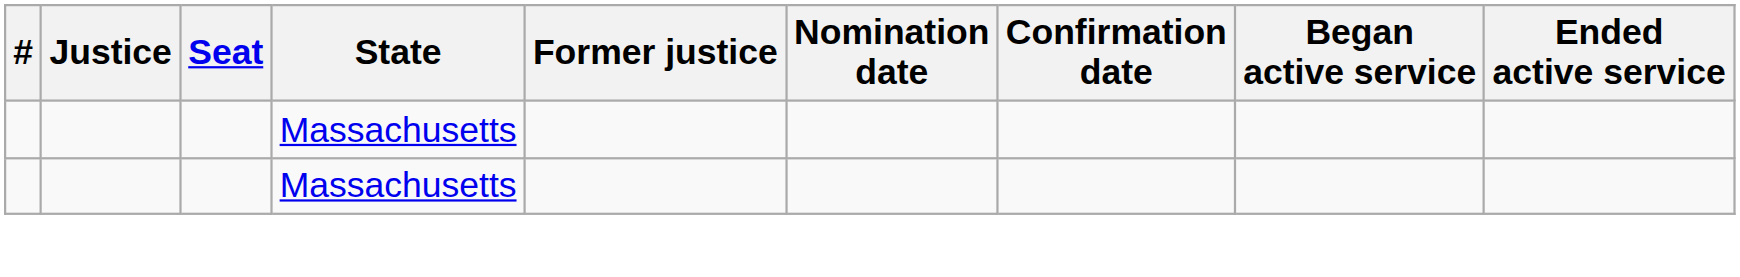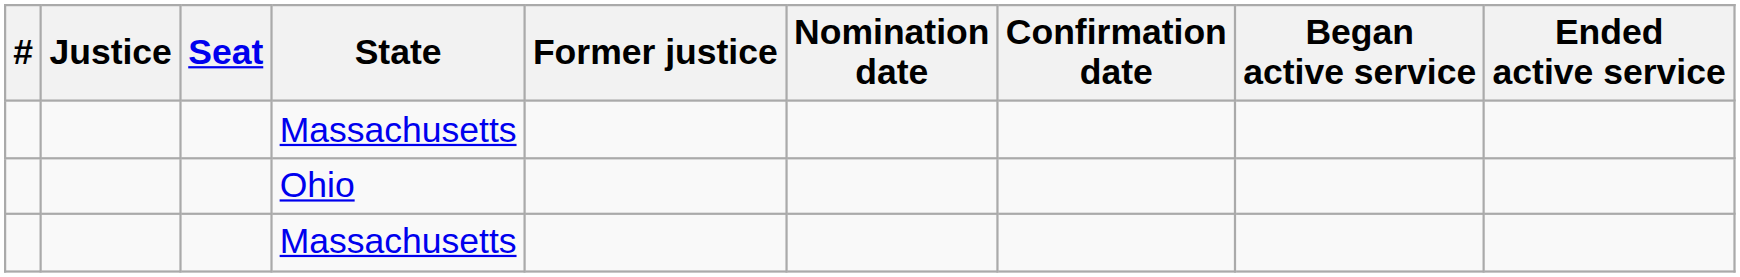+ row: (23, 186)
